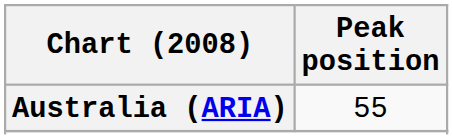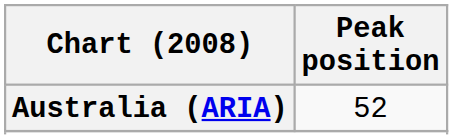(371, 108) 55 -> (371, 108) 52
